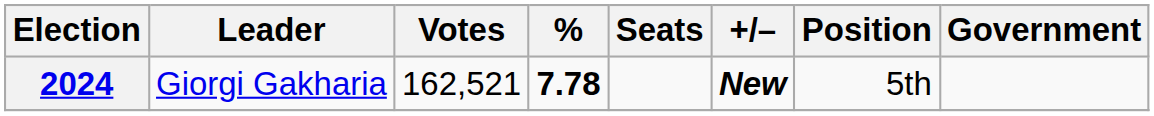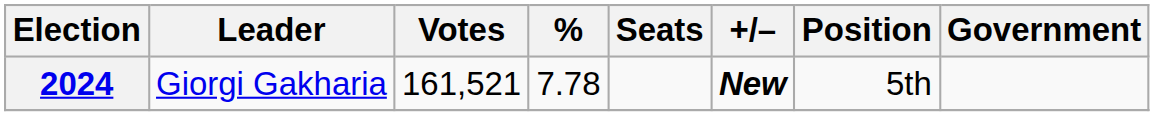(462, 82) 162,521 -> (462, 82) 161,521
(568, 82) bold -> (568, 82) normal
